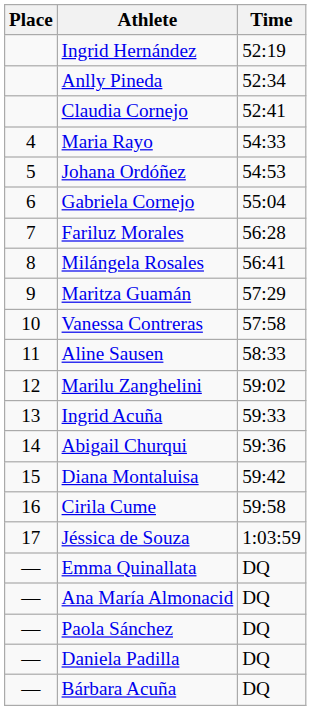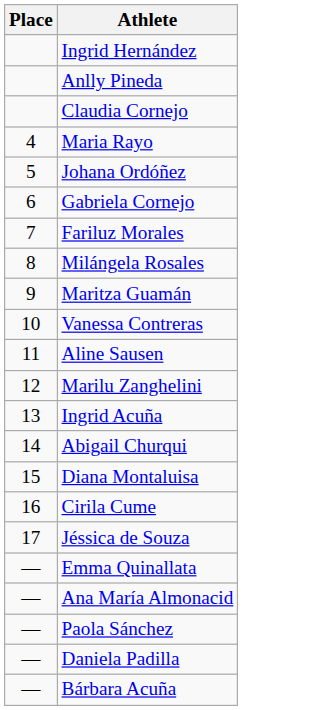- column: (271, 19)
